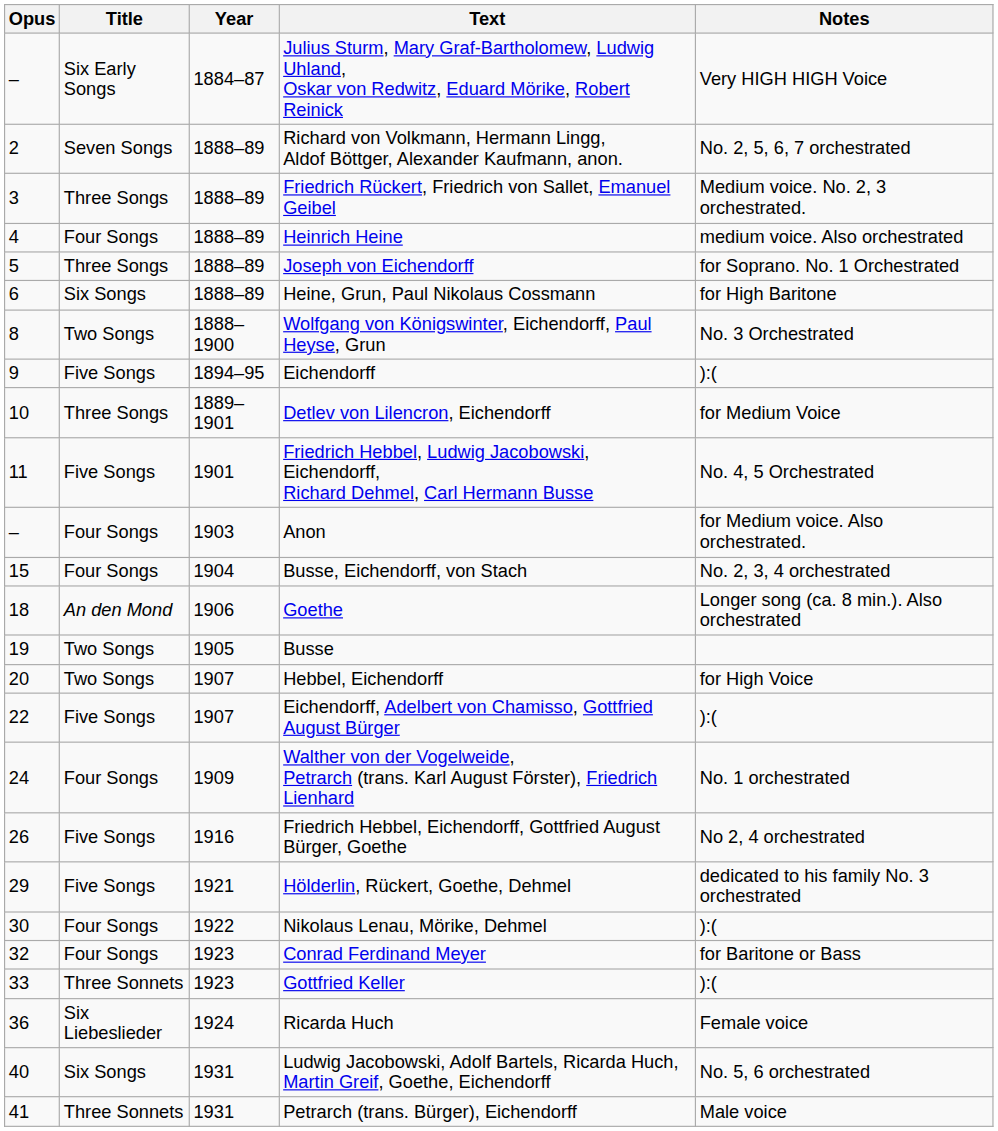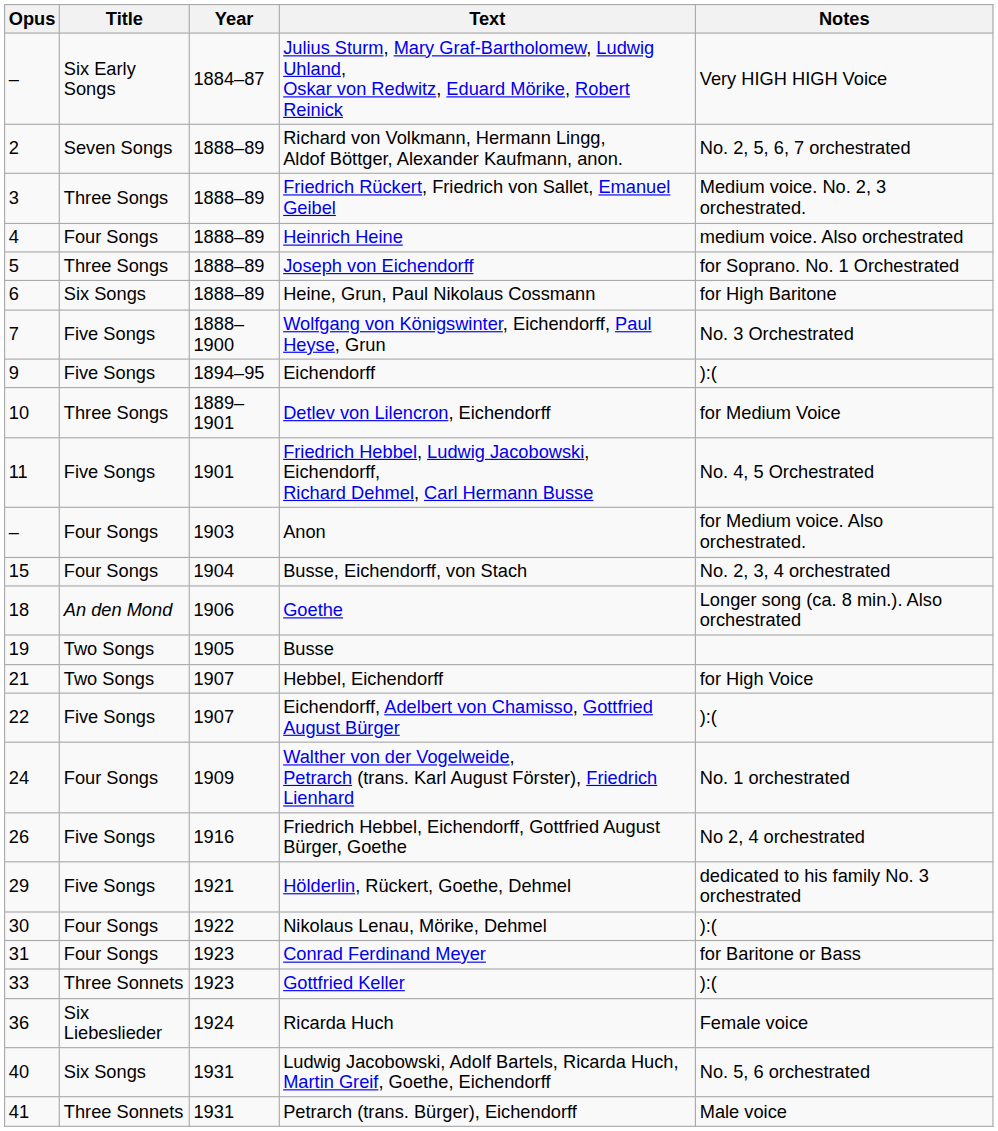(14, 334) 8 -> (14, 334) 7
(109, 334) Two Songs -> (109, 334) Five Songs
(19, 678) 20 -> (19, 678) 21
(19, 954) 32 -> (19, 954) 31
